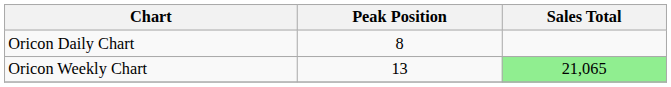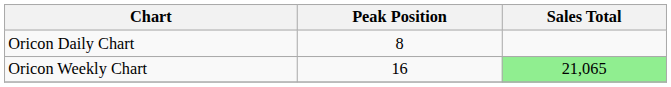(400, 69) 13 -> (400, 69) 16
